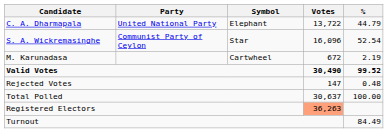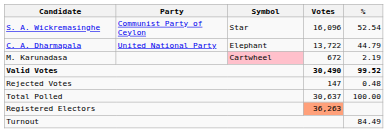rows swapped: (53, 41) <-> (44, 23)
(251, 58) no background -> (251, 58) pink background
